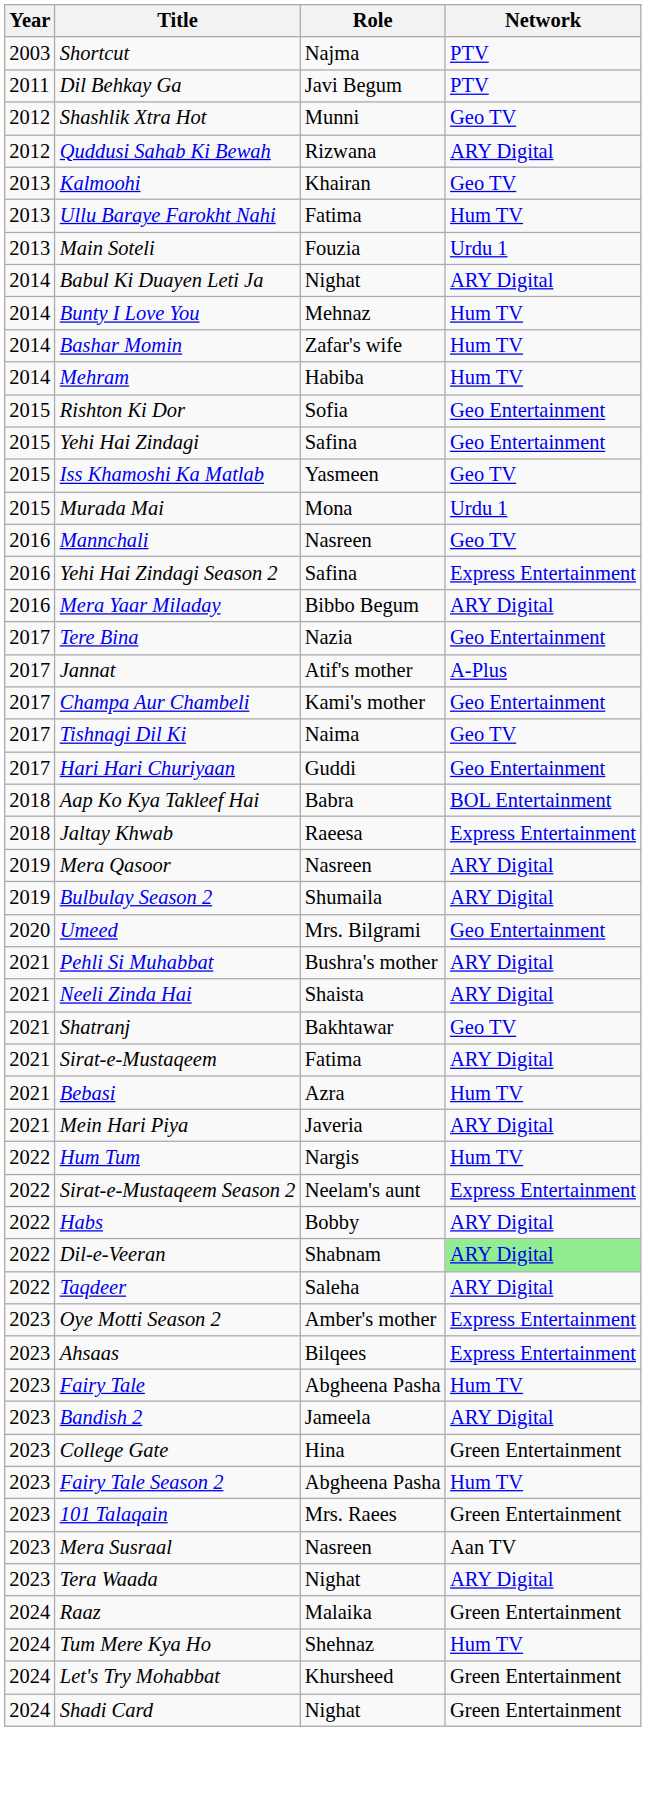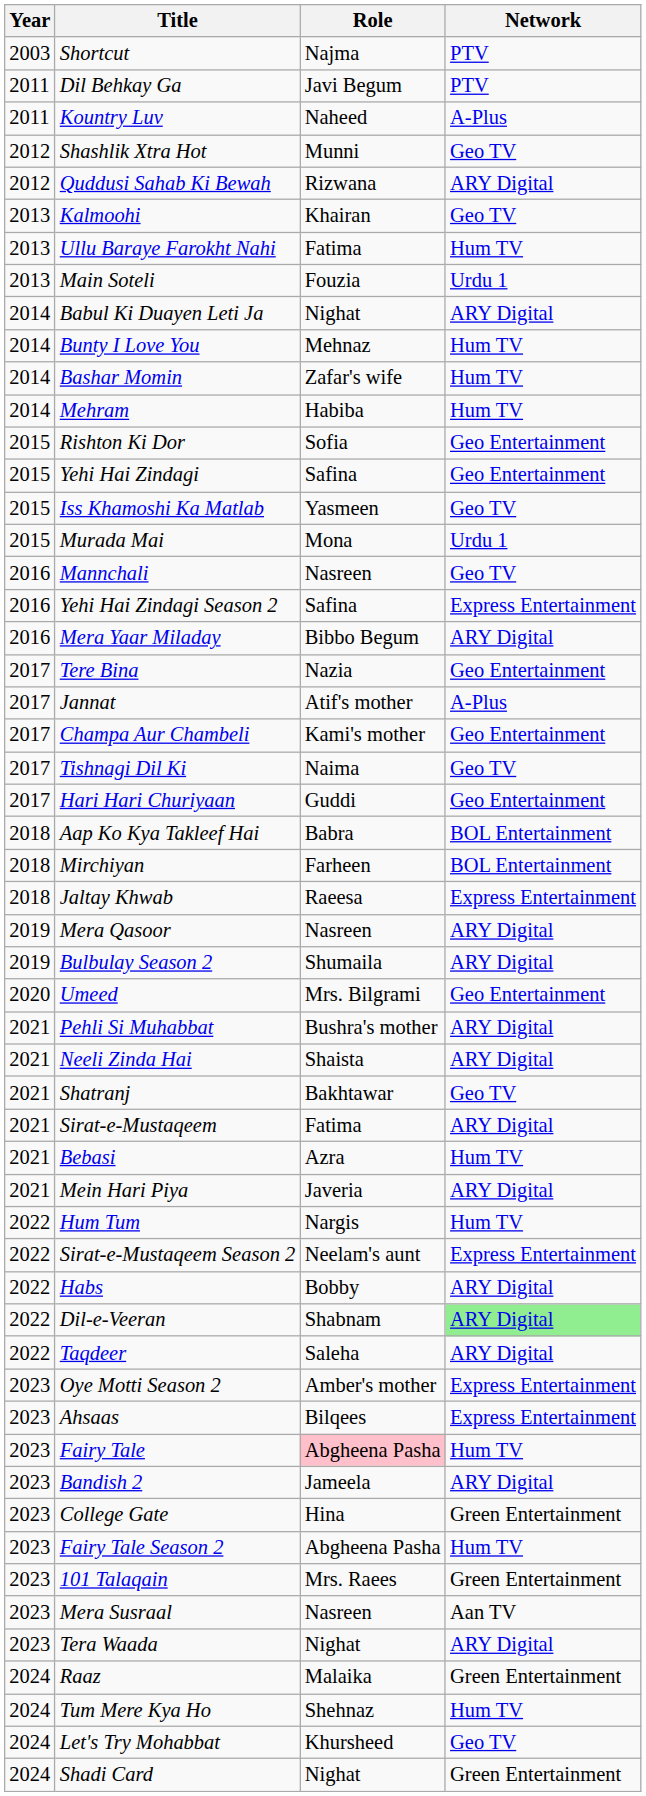+ row: (111, 118)
+ row: (102, 865)
(373, 1384) no background -> (373, 1449) pink background
(536, 1677) Green Entertainment -> (483, 1742) Geo TV
